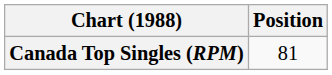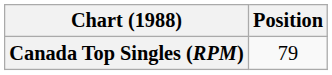(288, 52) 81 -> (288, 52) 79
